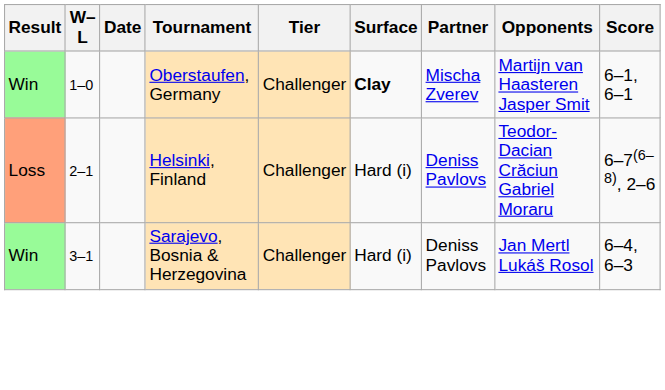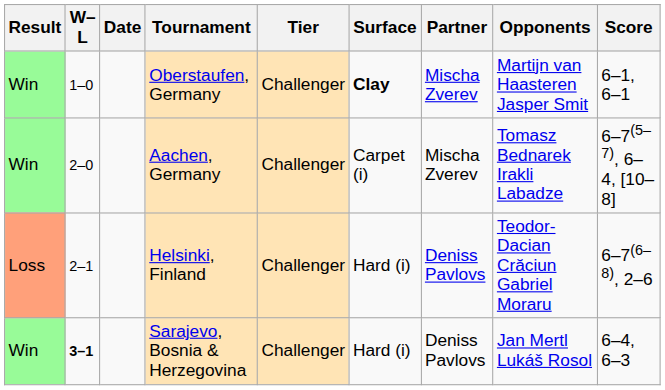+ row: (185, 165)
(81, 257) normal -> (81, 351) bold
